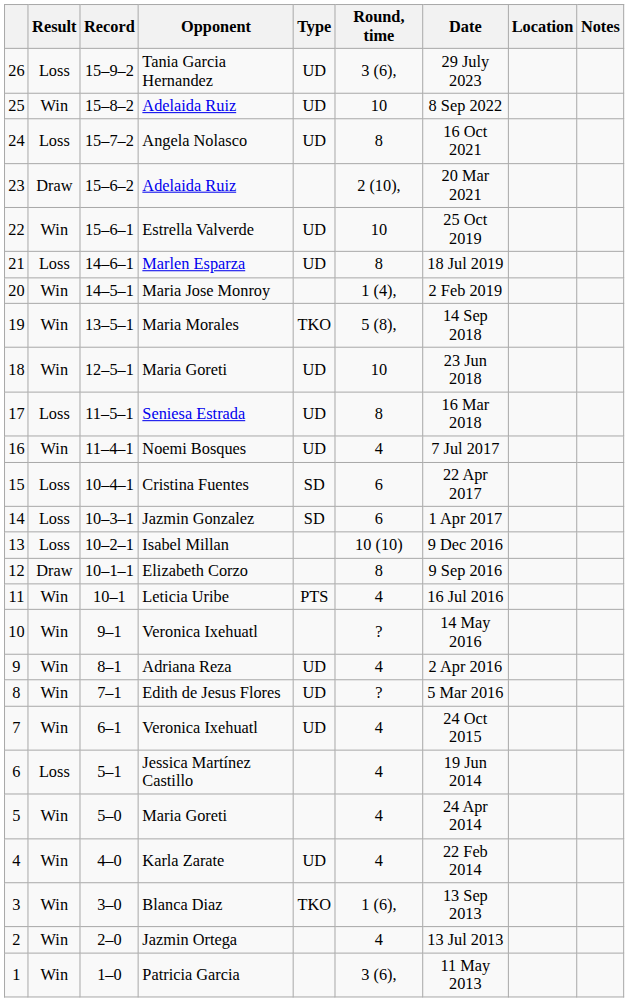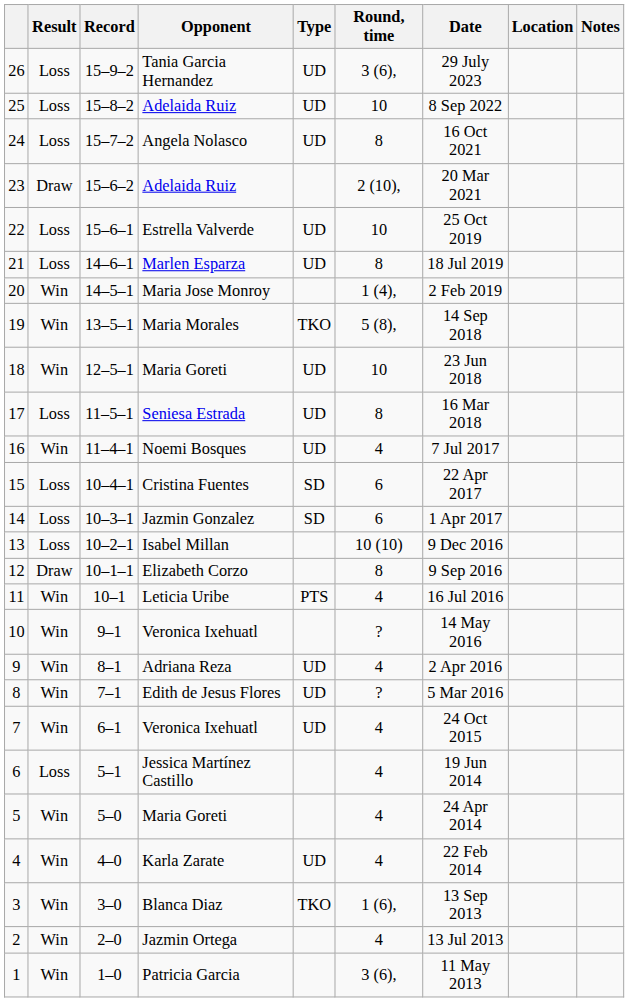(54, 105) Win -> (54, 105) Loss
(54, 229) Win -> (54, 229) Loss
